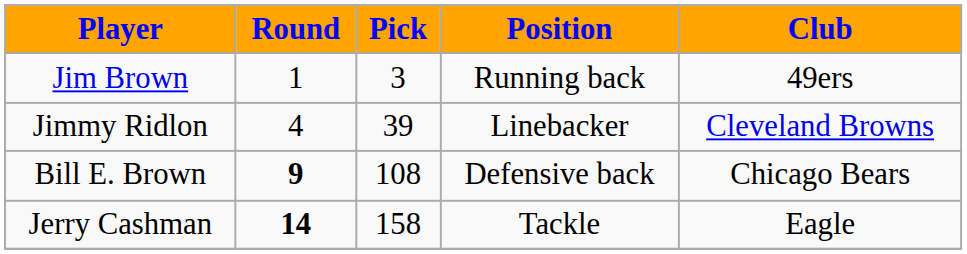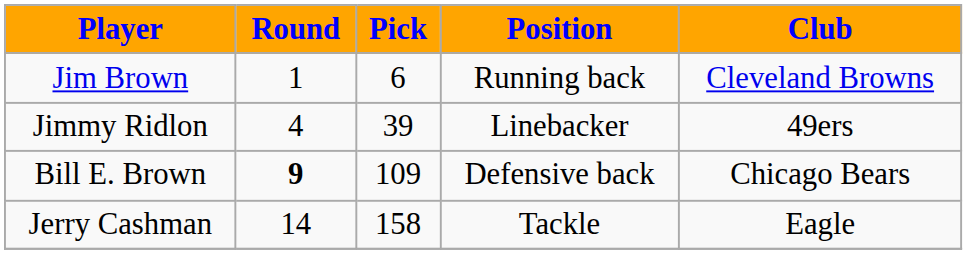(398, 77) 3 -> (398, 77) 6
(820, 77) 49ers -> (820, 77) Cleveland Browns
(820, 126) Cleveland Browns -> (820, 126) 49ers
(398, 175) 108 -> (398, 175) 109
(296, 223) bold -> (296, 223) normal
